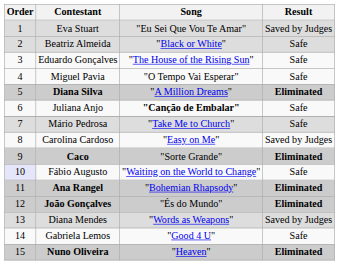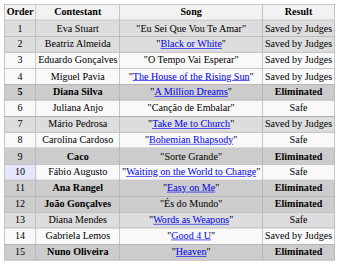(299, 44) Safe -> (299, 44) Saved by Judges
(191, 60) "The House of the Rising Sun" -> (191, 60) "O Tempo Vai Esperar"
(299, 60) Safe -> (299, 60) Saved by Judges
(191, 76) "O Tempo Vai Esperar" -> (191, 76) "The House of the Rising Sun"
(299, 76) Safe -> (299, 76) Saved by Judges
(20, 92) normal -> (20, 92) bold
(191, 108) bold -> (191, 108) normal
(299, 124) Safe -> (299, 124) Saved by Judges
(191, 140) "Easy on Me" -> (191, 140) "Bohemian Rhapsody"
(299, 140) Saved by Judges -> (299, 140) Safe
(191, 188) "Bohemian Rhapsody" -> (191, 188) "Easy on Me"
(299, 220) Saved by Judges -> (299, 220) Safe
(299, 236) Safe -> (299, 236) Saved by Judges
